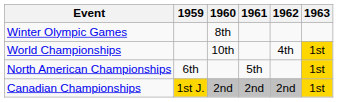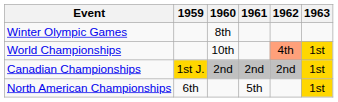(286, 50) no background -> (286, 50) lightsalmon background
rows swapped: (89, 69) <-> (74, 87)
